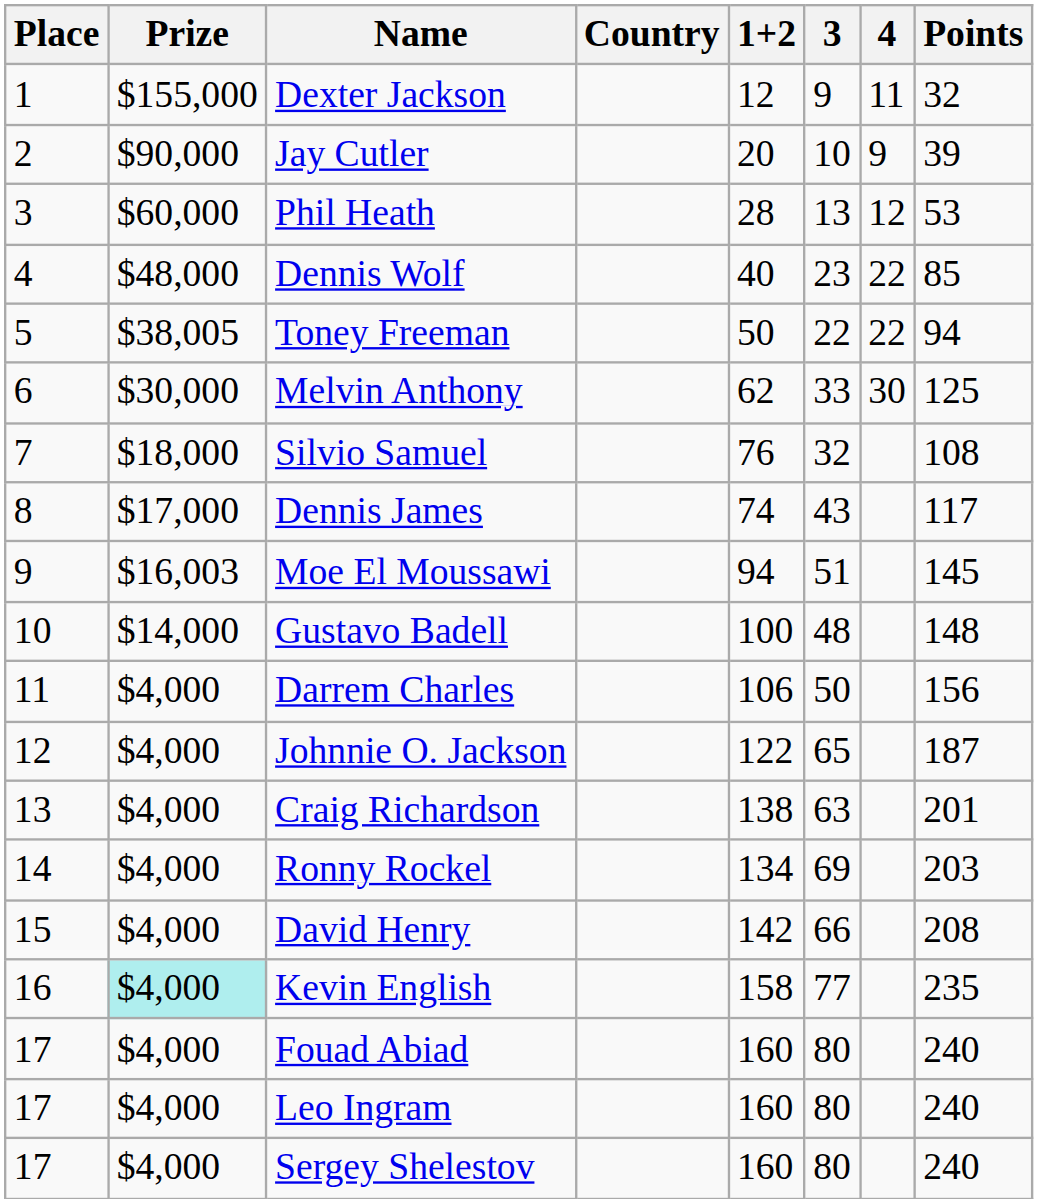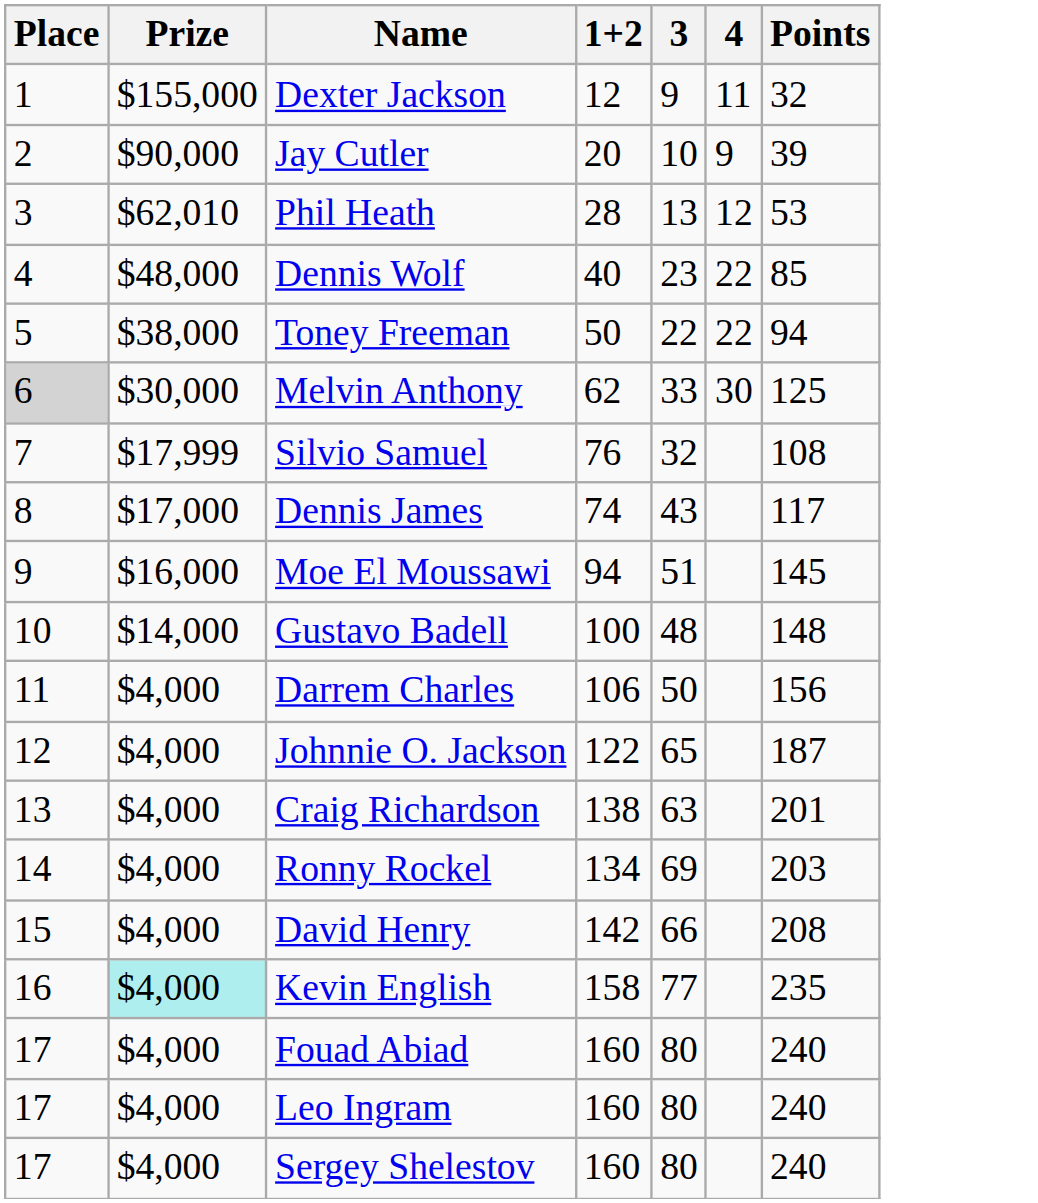- column: (652, 34)
(178, 213) $60,000 -> (178, 213) $62,010
(178, 332) $38,005 -> (178, 332) $38,000
(23, 392) no background -> (23, 392) lightgrey background
(178, 451) $18,000 -> (178, 451) $17,999
(178, 570) $16,003 -> (178, 570) $16,000
